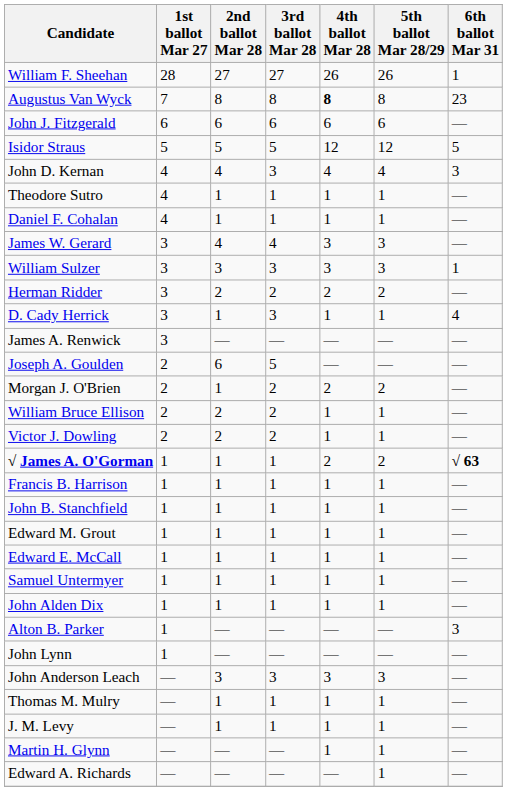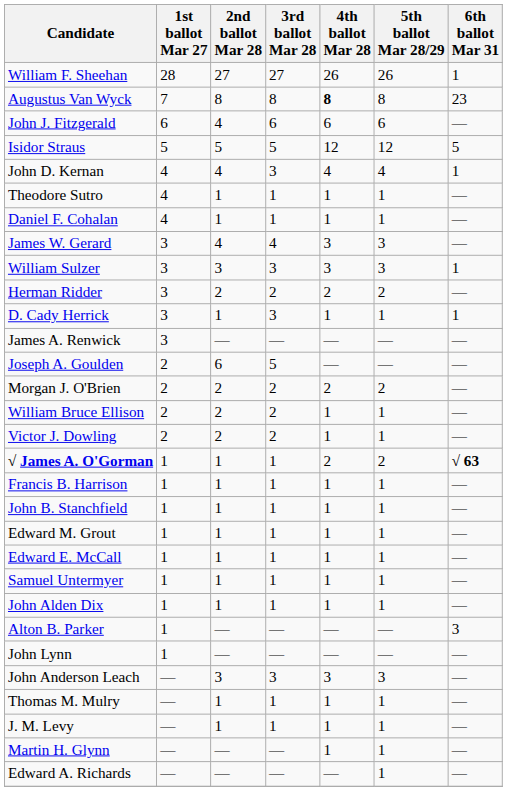(218, 123) 6 -> (218, 123) 4
(456, 171) 3 -> (456, 171) 1
(456, 315) 4 -> (456, 315) 1
(218, 388) 1 -> (218, 388) 2
